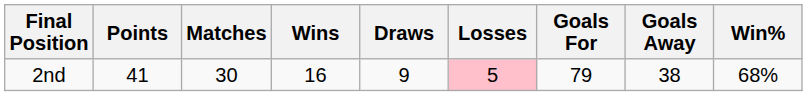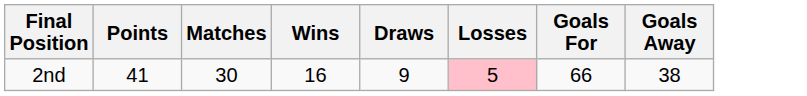- column: (758, 32)
(581, 75) 79 -> (581, 75) 66
